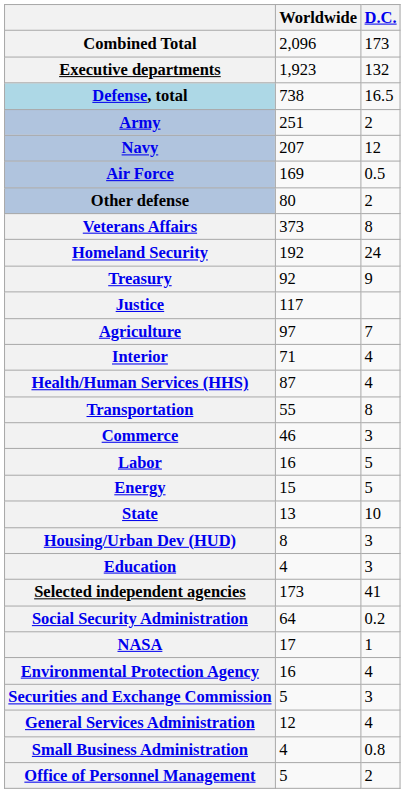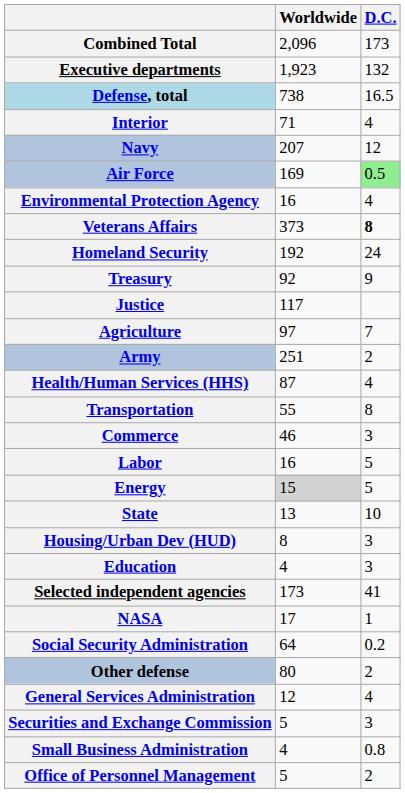rows swapped: (140, 122) <-> (140, 357)
(375, 174) no background -> (375, 174) lightgreen background
rows swapped: (140, 200) <-> (140, 670)
(369, 226) normal -> (369, 226) bold
(287, 488) no background -> (287, 488) lightgrey background
rows swapped: (140, 618) <-> (140, 644)
rows swapped: (140, 697) <-> (140, 723)
